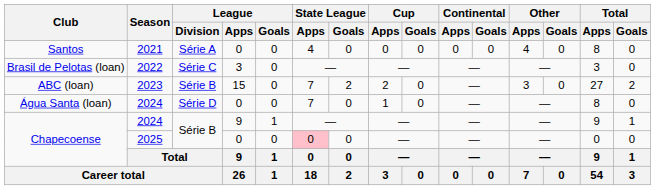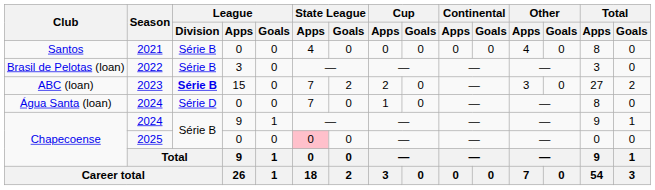(197, 49) Série A -> (197, 49) Série B
(197, 67) Série C -> (197, 67) Série B
(197, 85) normal -> (197, 85) bold
